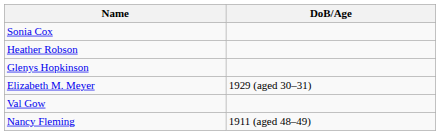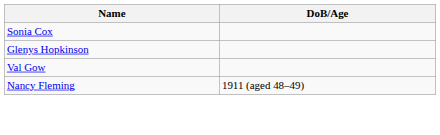- row: (42, 49)
- row: (51, 85)
